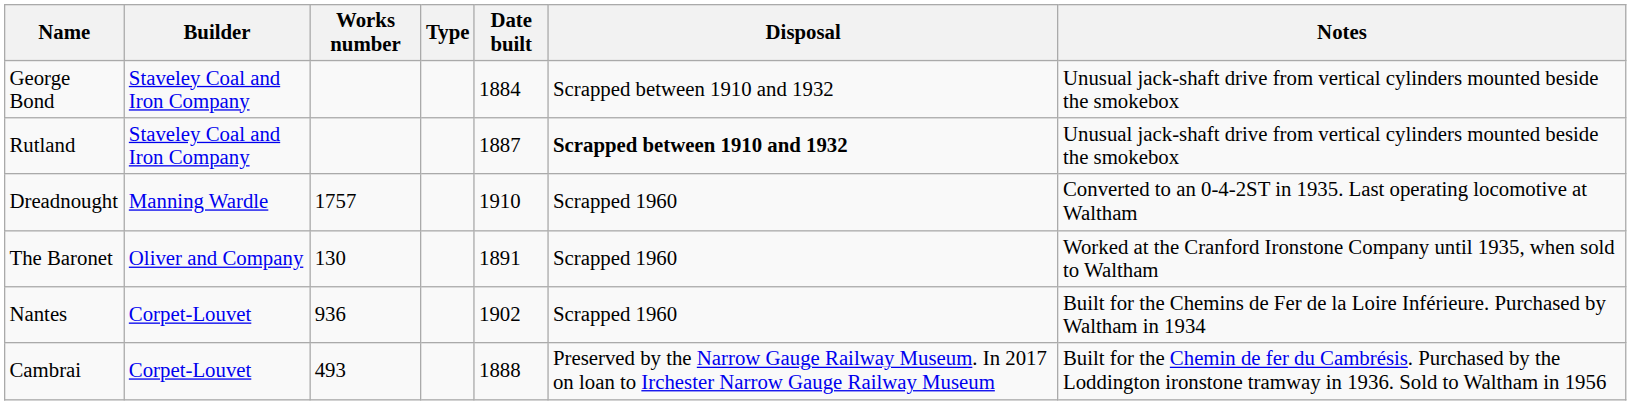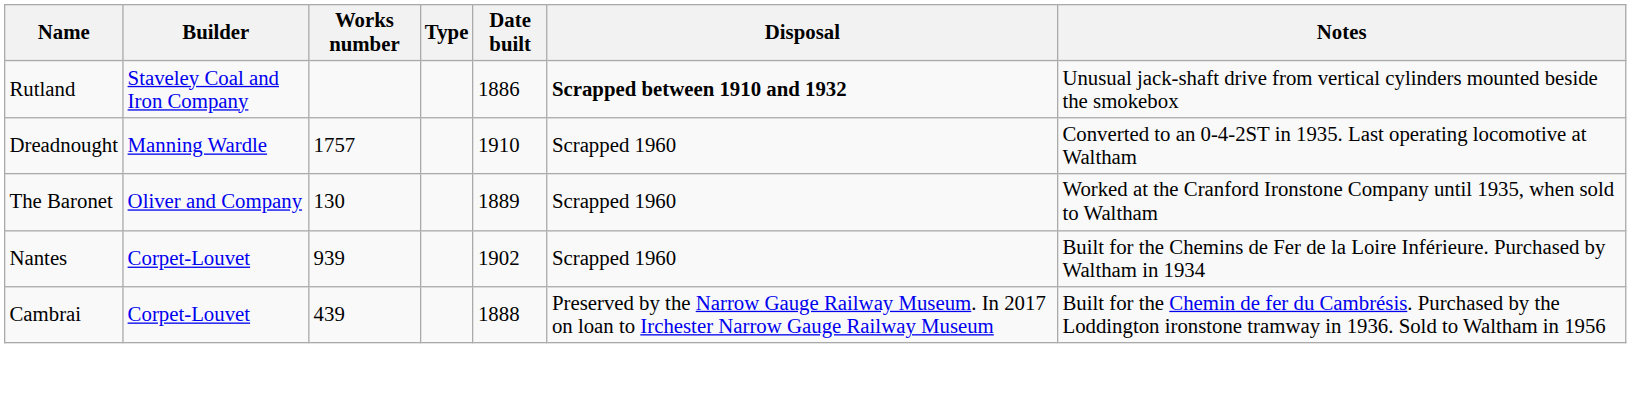- row: (40, 89)
(500, 145) 1887 -> (499, 89) 1886
(500, 258) 1891 -> (499, 201) 1889
(330, 314) 936 -> (329, 258) 939
(330, 371) 493 -> (329, 314) 439
